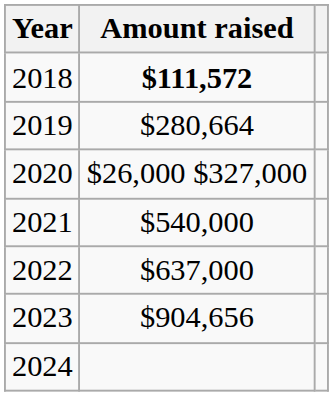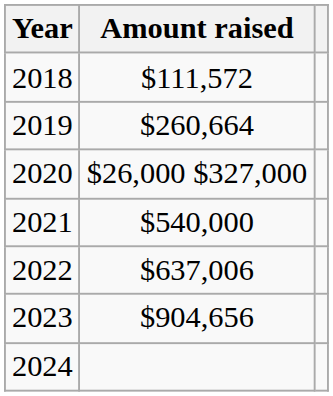(197, 76) bold -> (197, 76) normal
(197, 125) $280,664 -> (197, 125) $260,664
(197, 269) $637,000 -> (197, 269) $637,006
